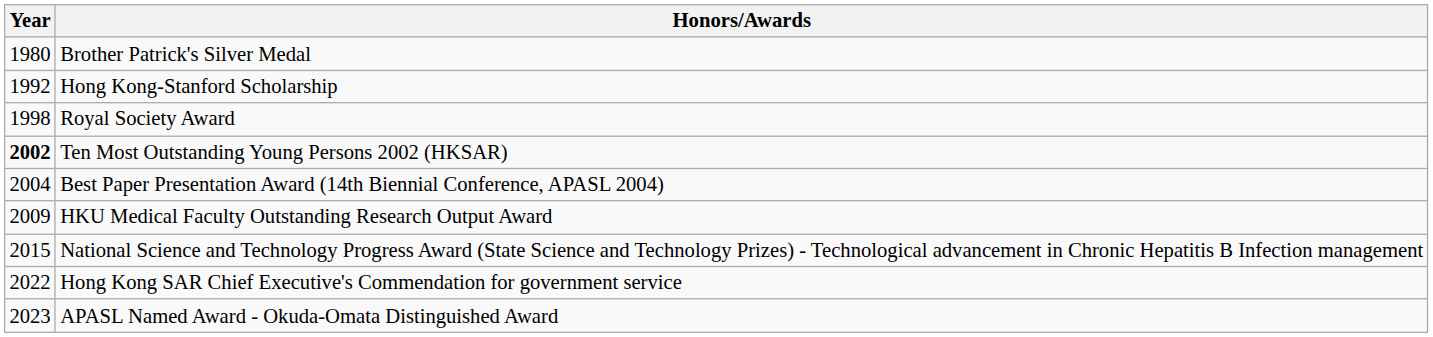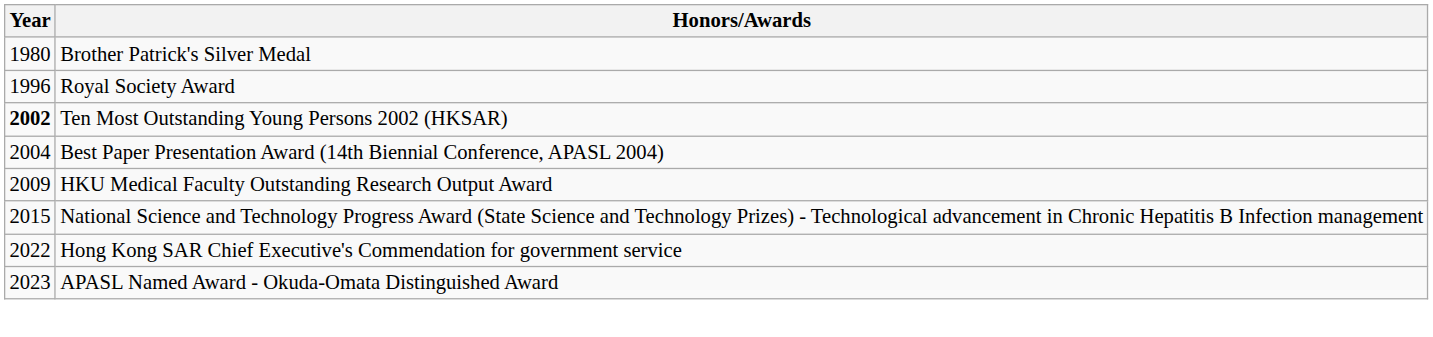- row: (199, 86)
(30, 119) 1998 -> (30, 86) 1996
